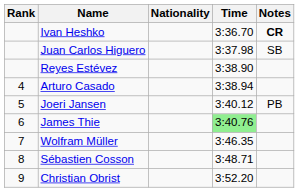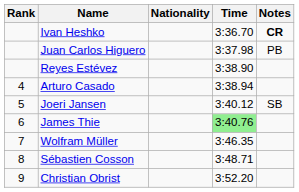(275, 50) SB -> (275, 50) PB
(275, 104) PB -> (275, 104) SB
